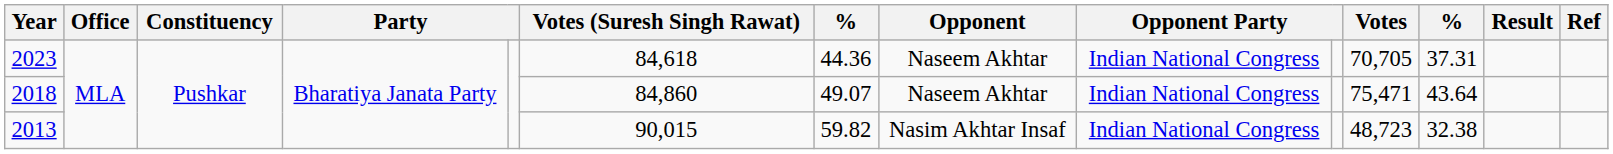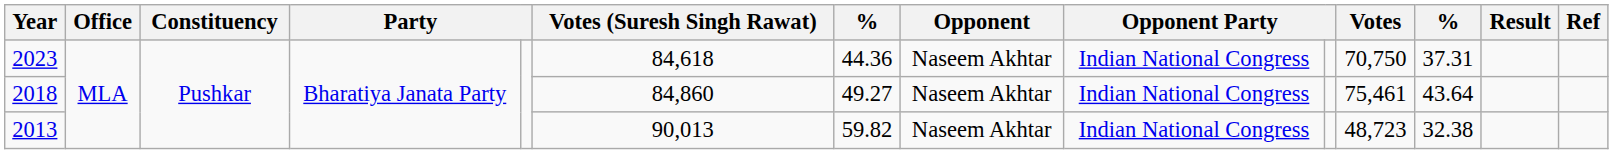(1381, 58) 70,705 -> (1375, 58) 70,750
(846, 93) 49.07 -> (867, 93) 49.27
(1381, 93) 75,471 -> (1375, 93) 75,461
(666, 129) 90,015 -> (683, 129) 90,013
(977, 129) Nasim Akhtar Insaf -> (982, 129) Naseem Akhtar
